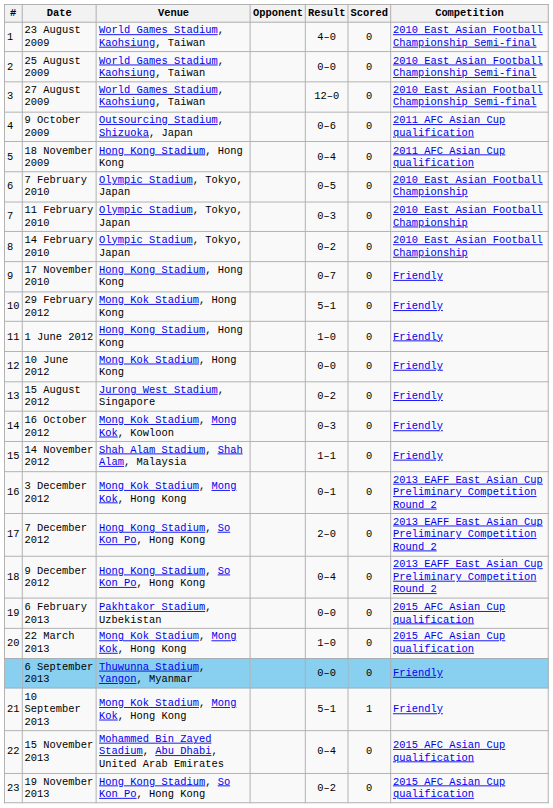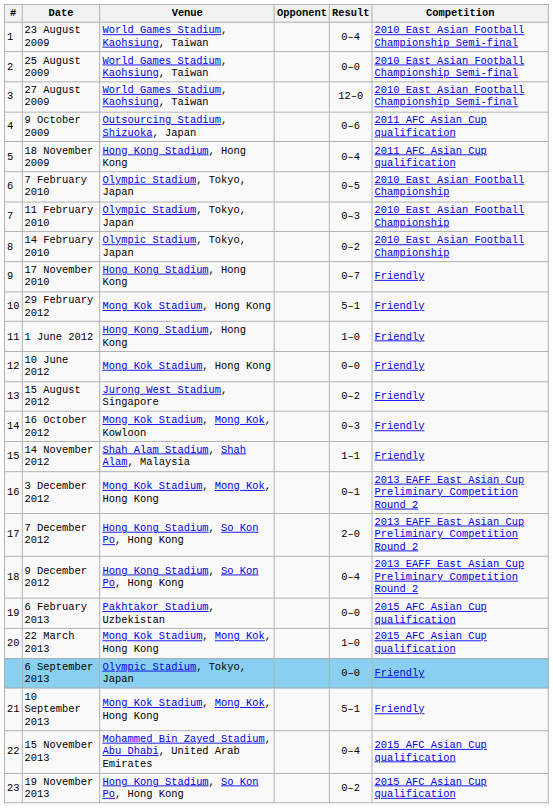- column: (369, 13)
(327, 37) 4–0 -> (351, 37) 0–4
(152, 673) Thuwunna Stadium, Yangon, Myanmar -> (174, 673) Olympic Stadium, Tokyo, Japan
